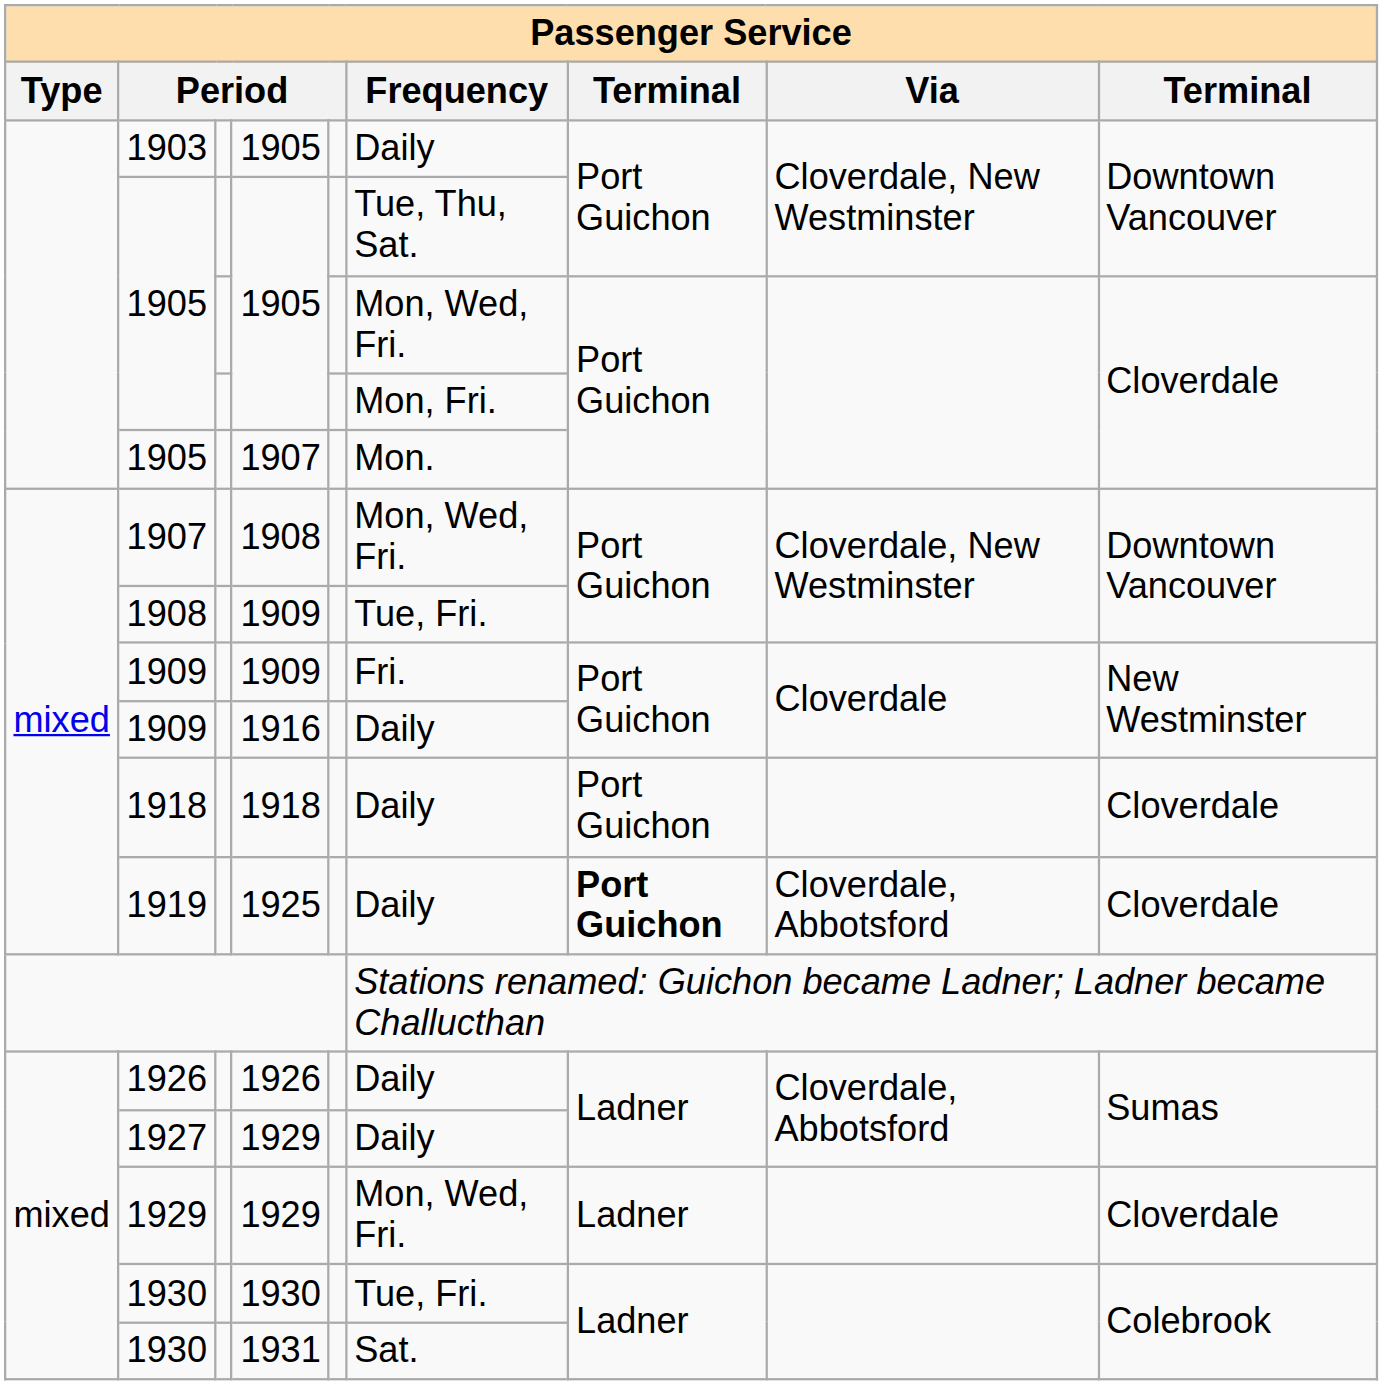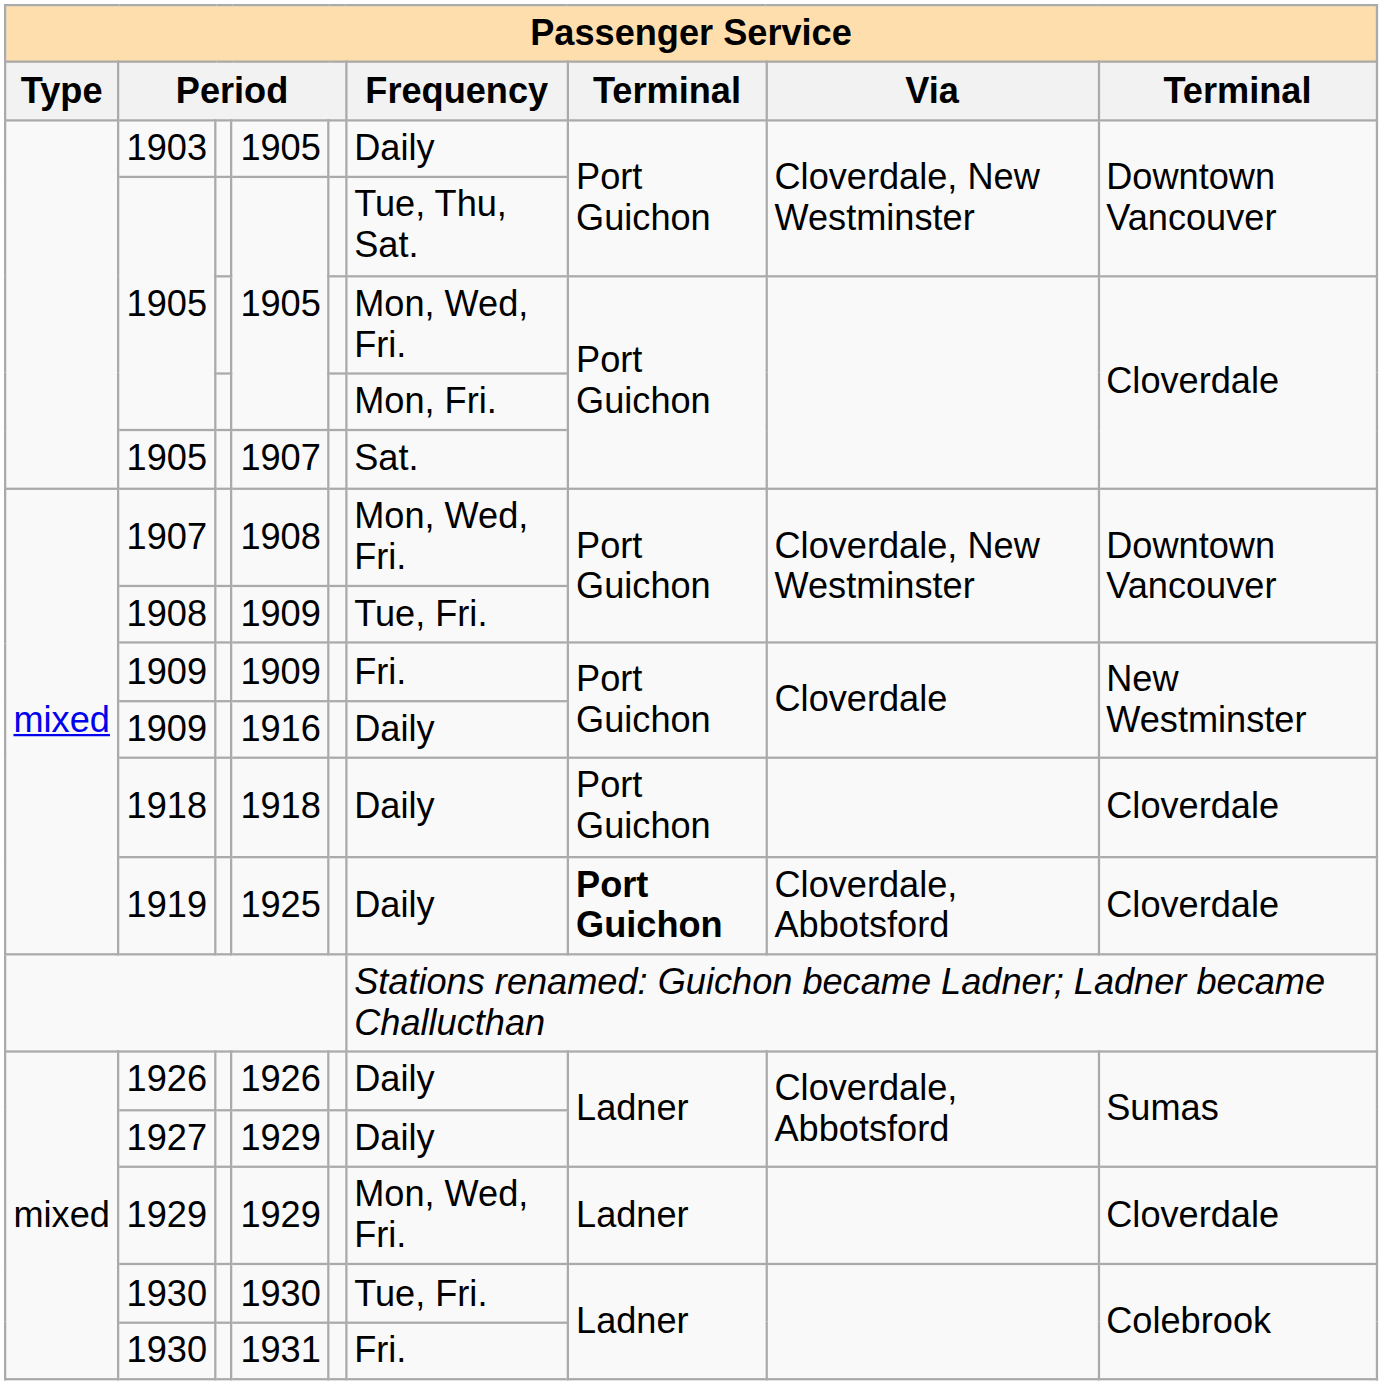(394, 458) Mon. -> (386, 458) Sat.
(386, 1350) Sat. -> (380, 1350) Fri.
